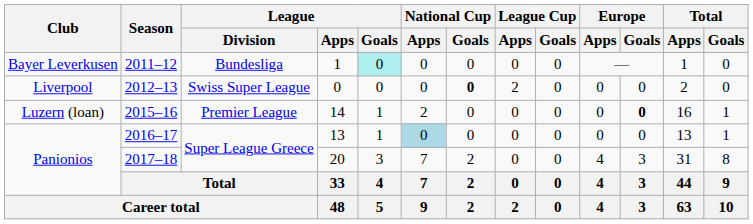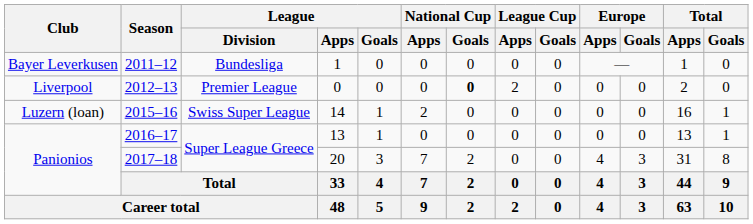(379, 64) paleturquoise background -> (379, 64) no background
(249, 87) Swiss Super League -> (249, 87) Premier League
(249, 111) Premier League -> (249, 111) Swiss Super League
(642, 111) bold -> (642, 111) normal
(424, 135) lightblue background -> (424, 135) no background
